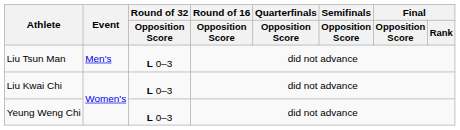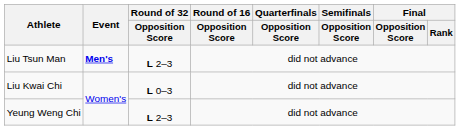(98, 59) normal -> (99, 59) bold
(160, 64) L 0–3 -> (160, 64) L 2–3
(160, 118) L 0–3 -> (160, 118) L 2–3
